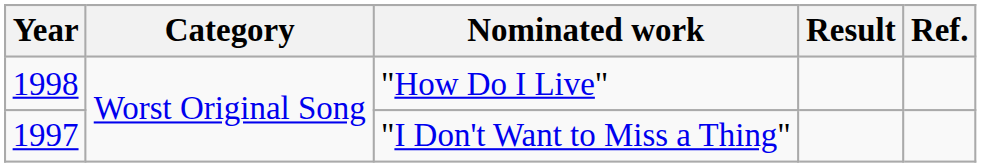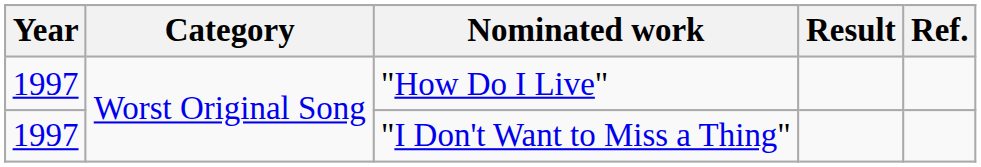(46, 82) 1998 -> (46, 82) 1997
